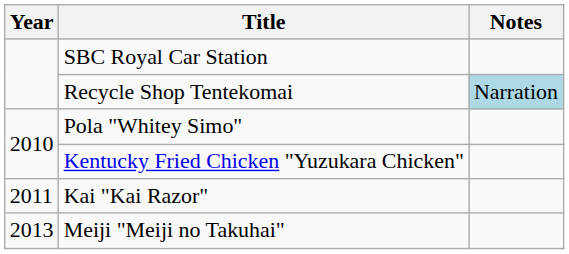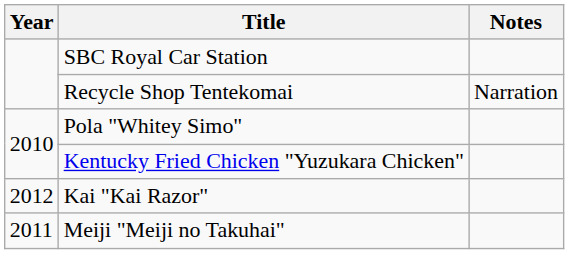(516, 91) lightblue background -> (516, 91) no background
(31, 195) 2011 -> (32, 195) 2012
(32, 230) 2013 -> (31, 230) 2011
